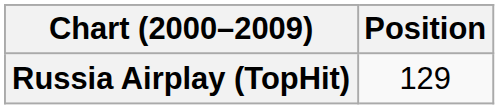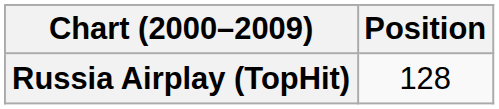(425, 77) 129 -> (425, 77) 128
